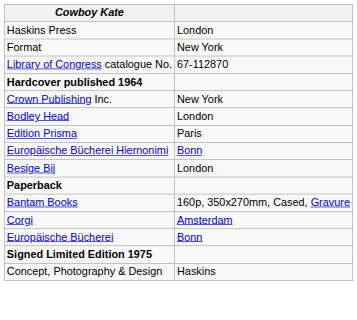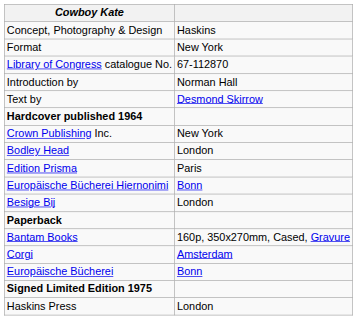rows swapped: (85, 271) <-> (42, 30)
+ row: (43, 82)
+ row: (24, 99)
